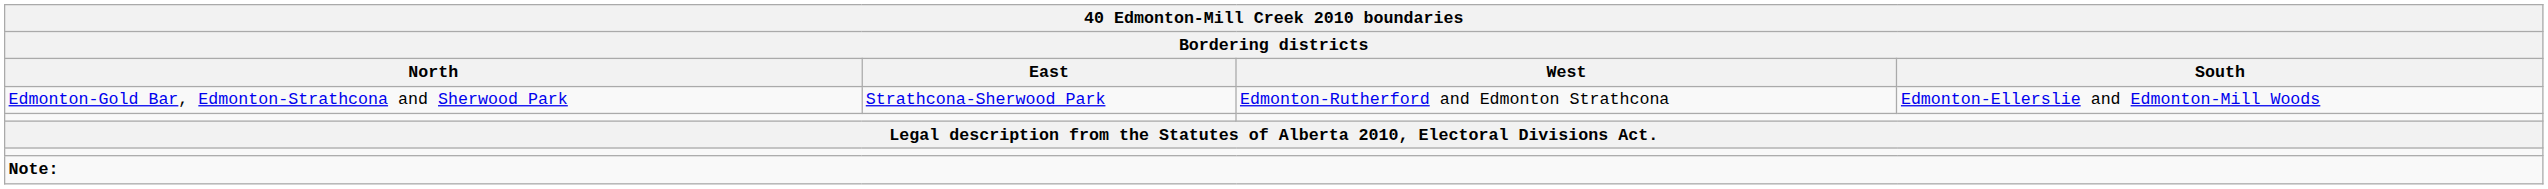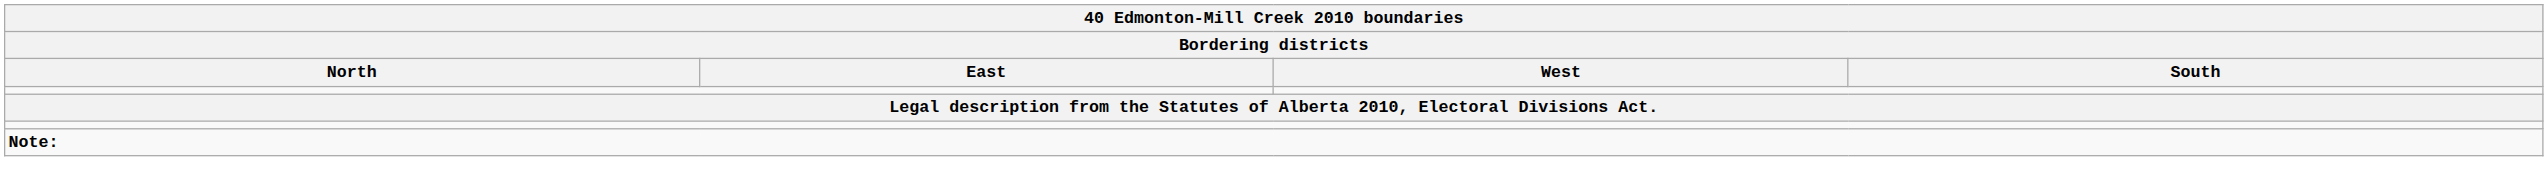- row: (288, 100)
